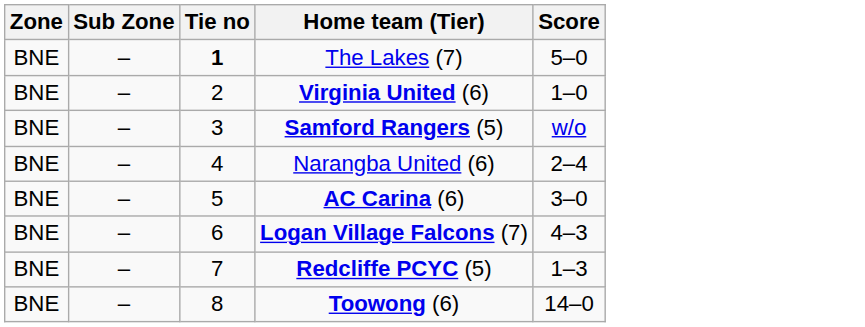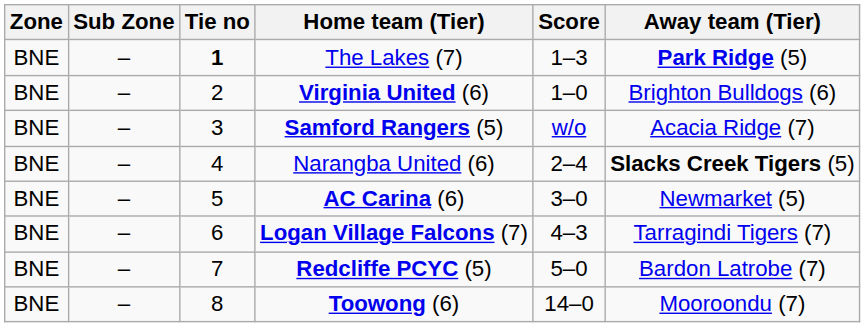+ column: (732, 22)
(569, 57) 5–0 -> (569, 57) 1–3
(569, 269) 1–3 -> (569, 269) 5–0
